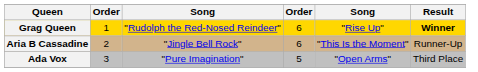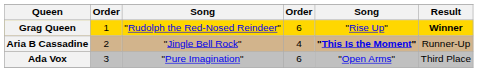(299, 43) 6 -> (299, 43) 4
(363, 43) normal -> (367, 43) bold
(299, 59) 5 -> (299, 59) 6
